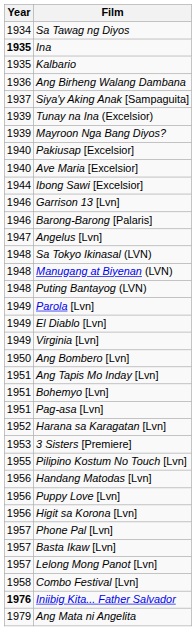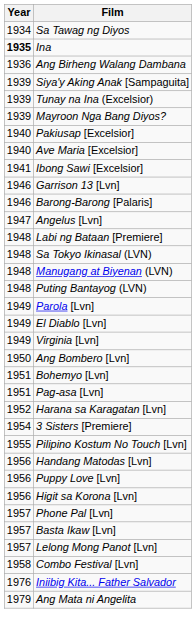- row: (56, 64)
(19, 99) 1937 -> (19, 82) 1939
(19, 185) 1944 -> (19, 168) 1941
+ row: (99, 237)
- row: (97, 375)
(19, 444) 1953 -> (19, 427) 1954
(19, 599) bold -> (19, 582) normal
